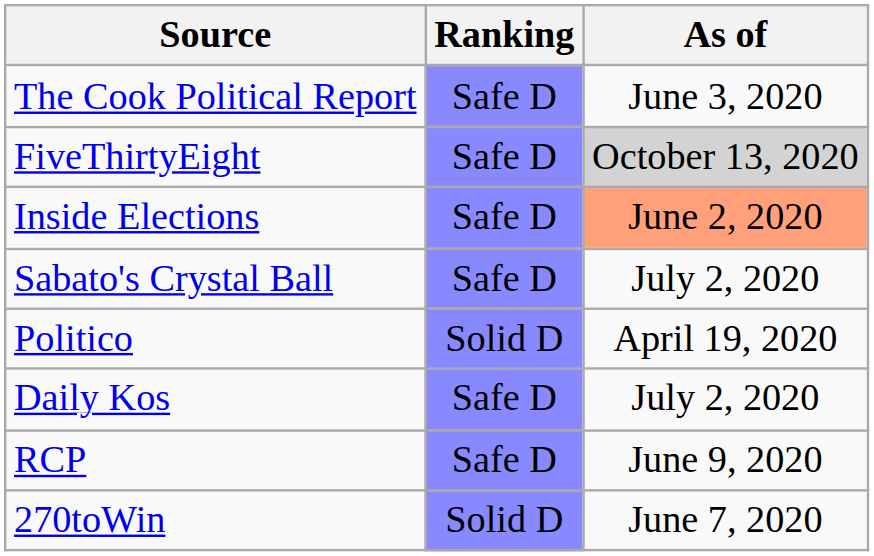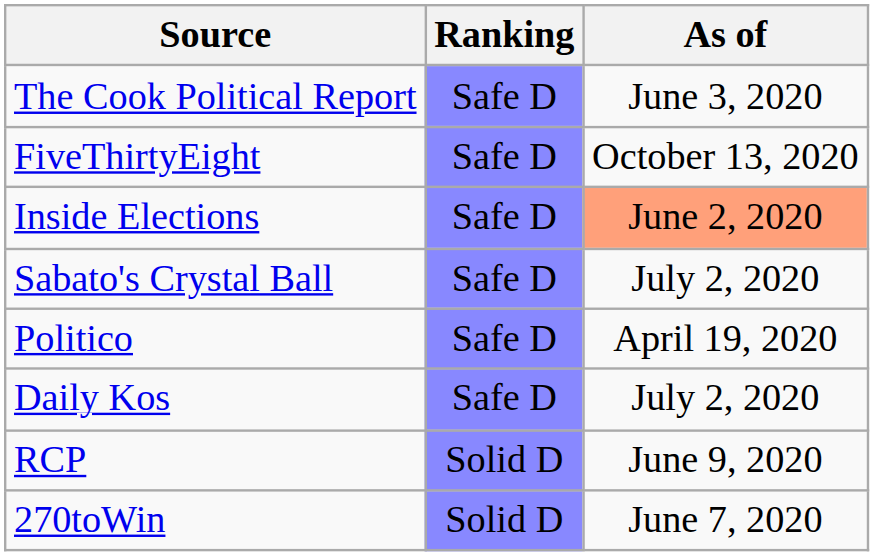(725, 156) lightgrey background -> (725, 156) no background
(504, 338) Solid D -> (504, 338) Safe D
(504, 459) Safe D -> (504, 459) Solid D
